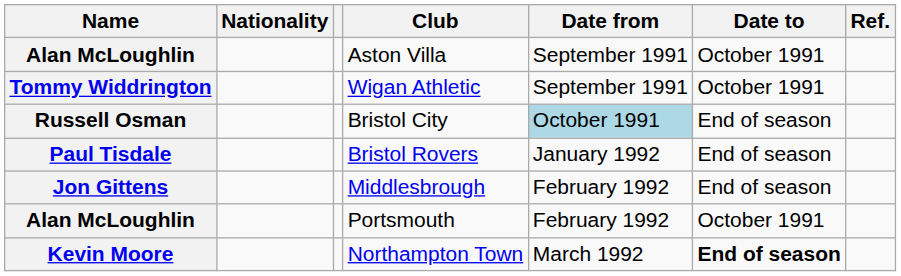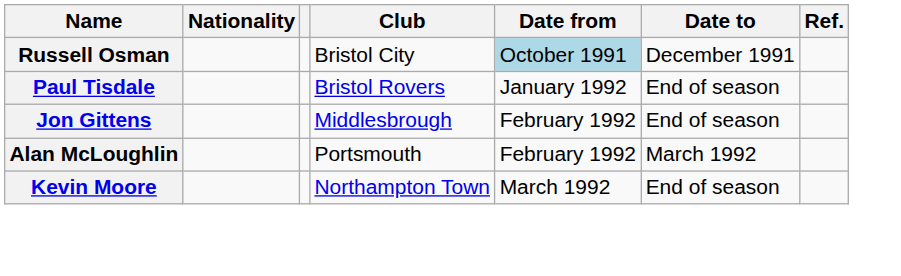- row: (397, 54)
- row: (414, 87)
(764, 120) End of season -> (720, 54) December 1991
(761, 220) October 1991 -> (701, 154) March 1992
(769, 253) bold -> (713, 187) normal
